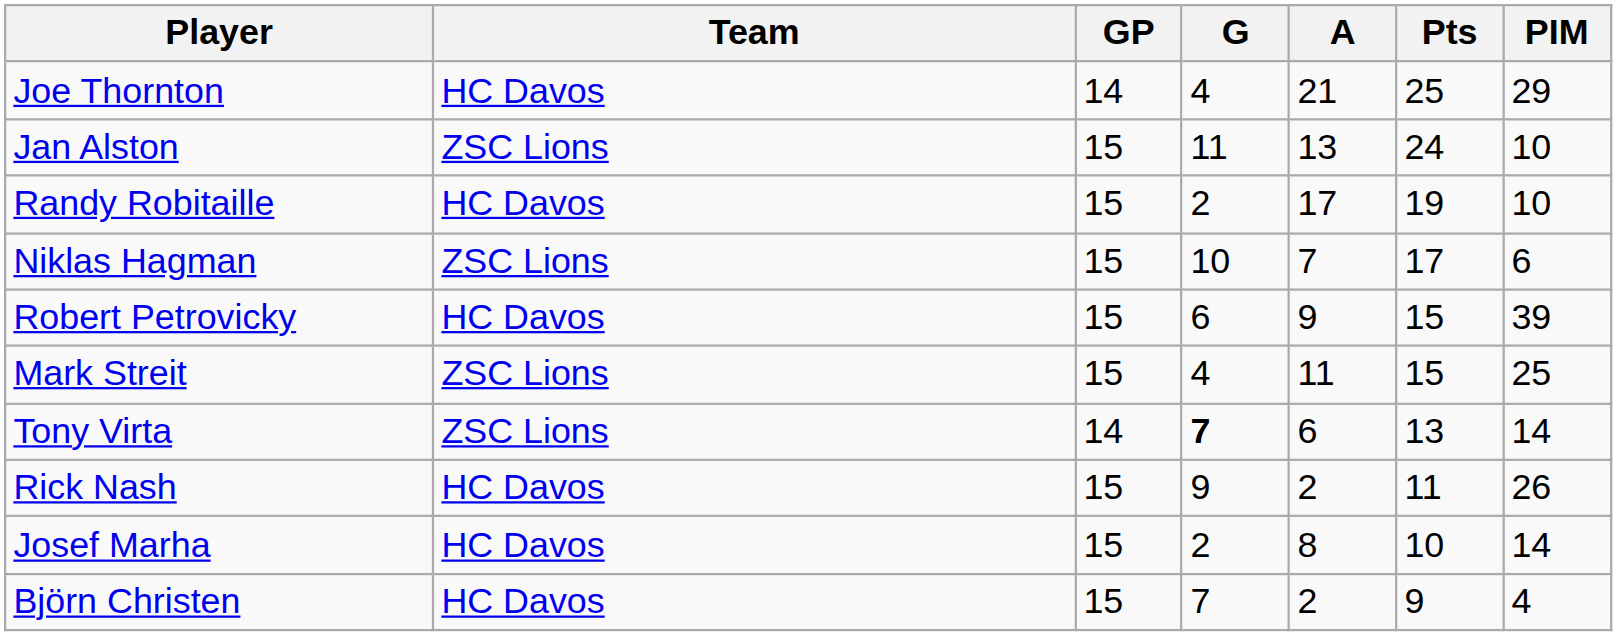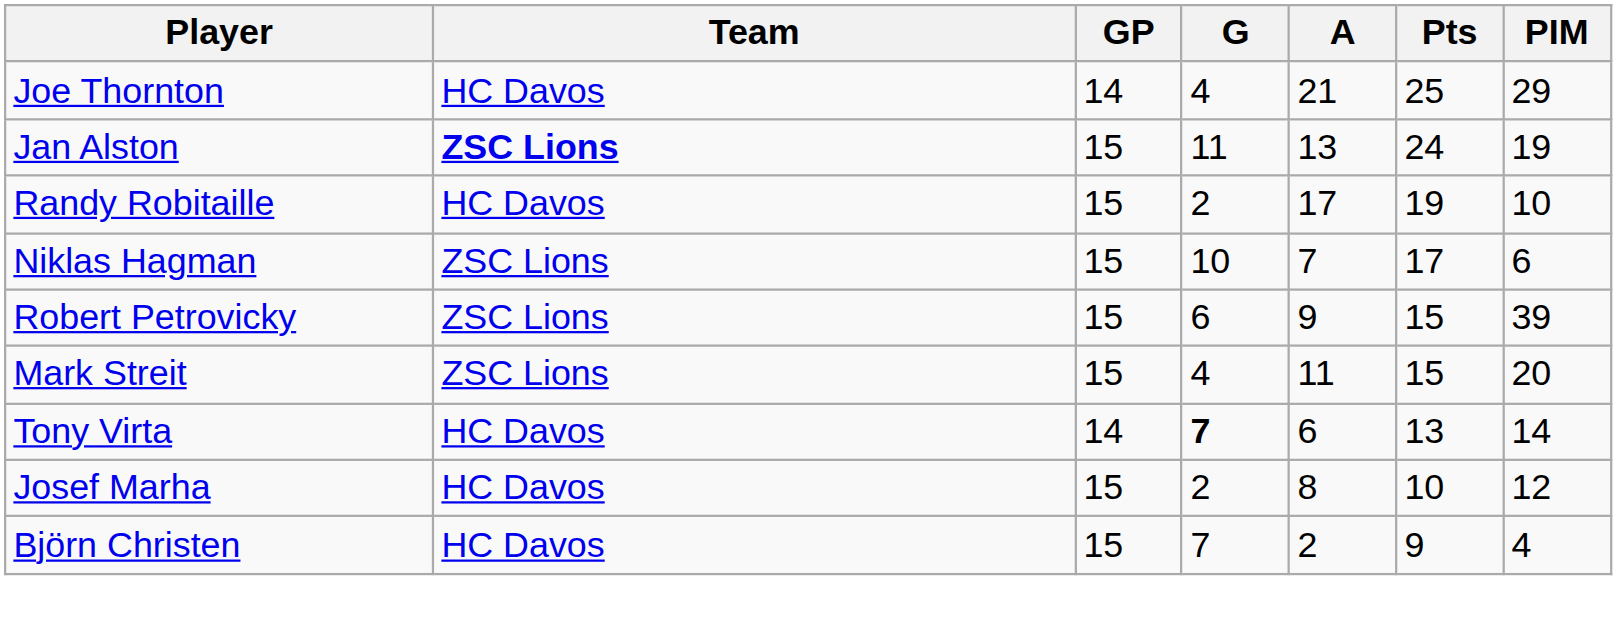(525, 146) normal -> (530, 146) bold
(1531, 146) 10 -> (1531, 146) 19
(523, 317) HC Davos -> (525, 317) ZSC Lions
(1531, 373) 25 -> (1531, 373) 20
(525, 430) ZSC Lions -> (523, 430) HC Davos
- row: (95, 487)
(1531, 544) 14 -> (1531, 487) 12
